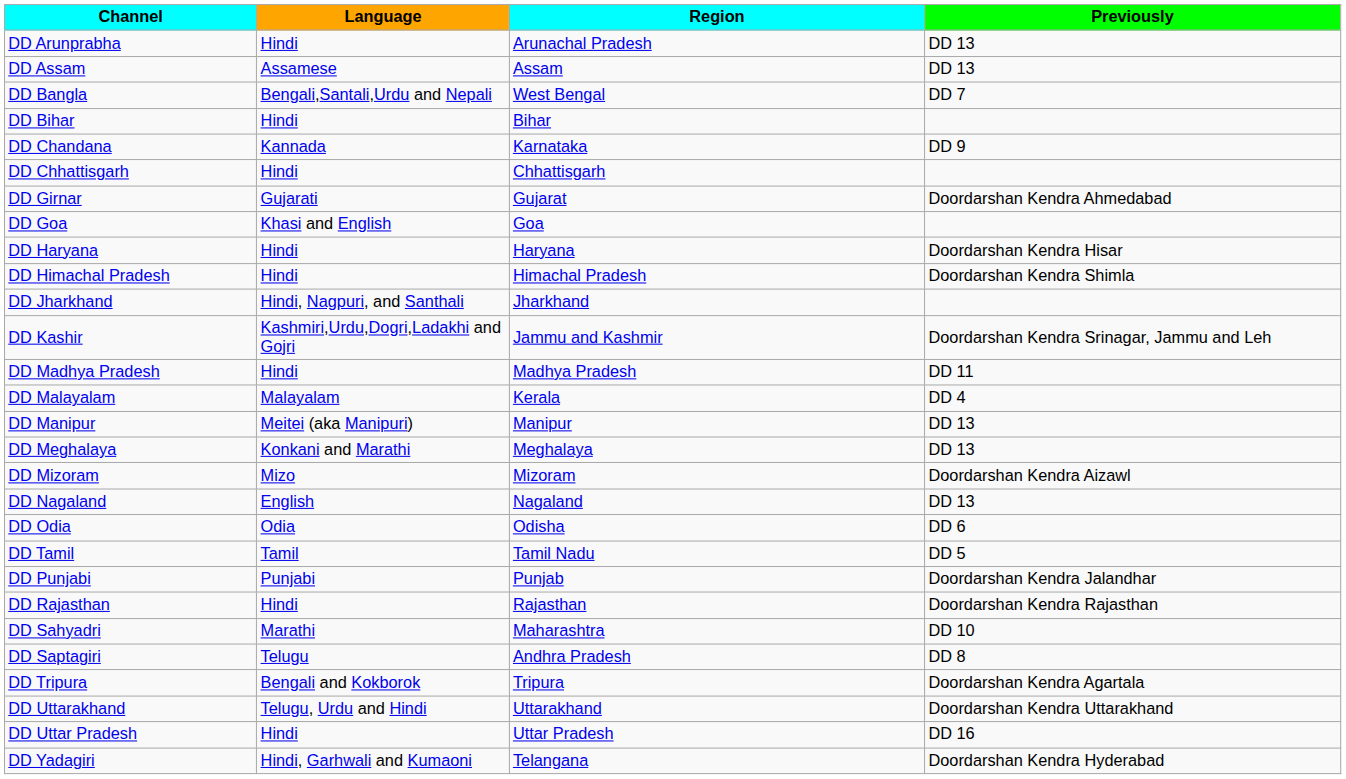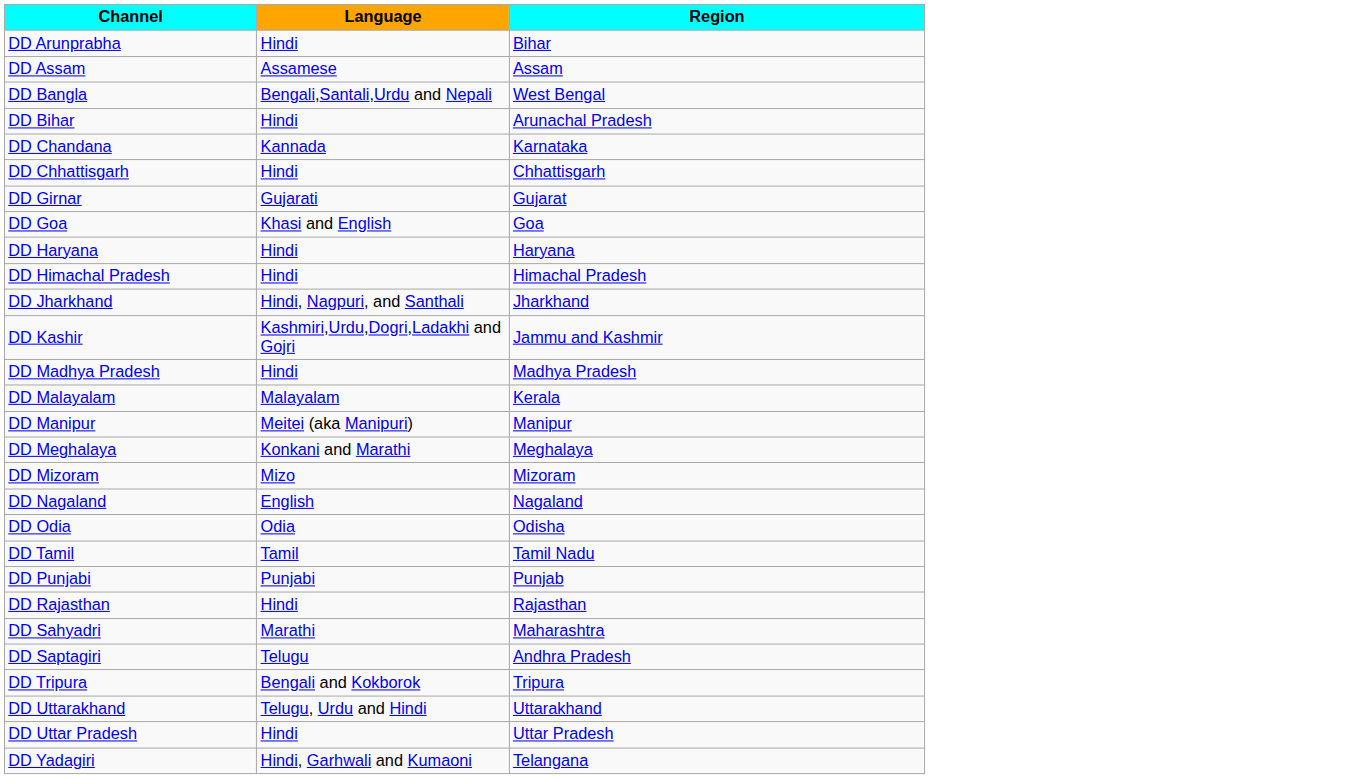- column: (1132, 17)
(582, 43) Arunachal Pradesh -> (532, 43) Bihar
(532, 120) Bihar -> (582, 120) Arunachal Pradesh
